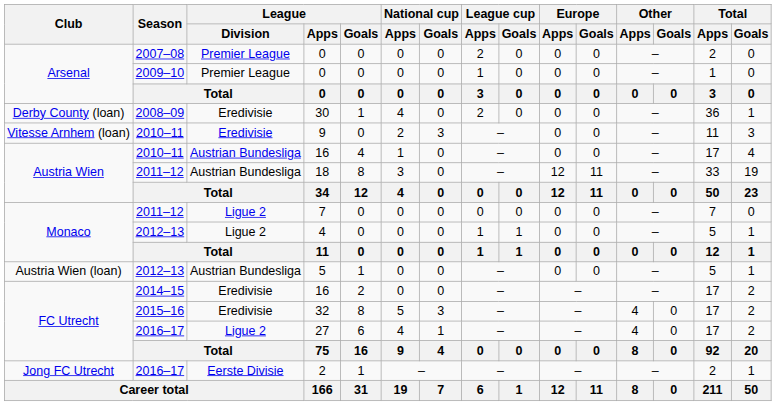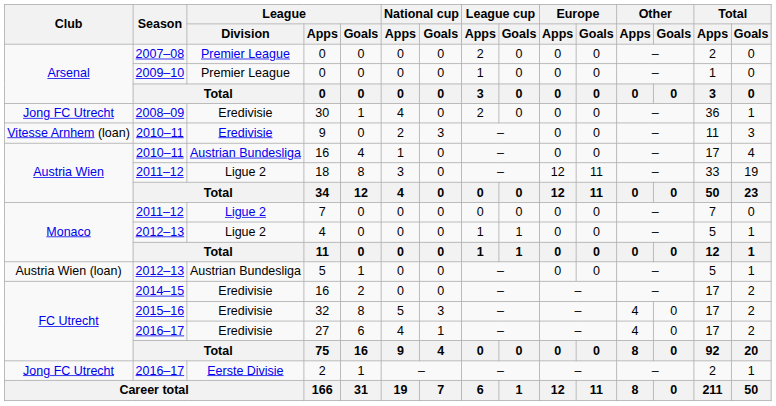(69, 113) Derby County (loan) -> (69, 113) Jong FC Utrecht
(245, 172) Austrian Bundesliga -> (245, 172) Ligue 2
(245, 331) Ligue 2 -> (245, 331) Eredivisie
